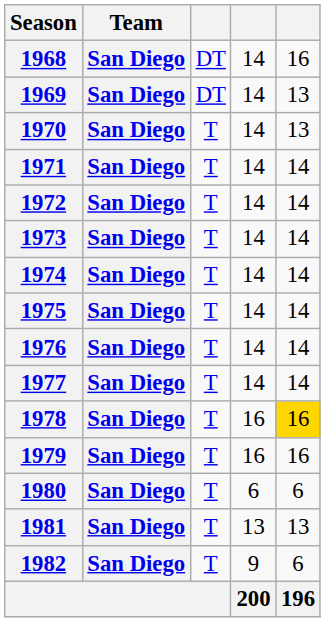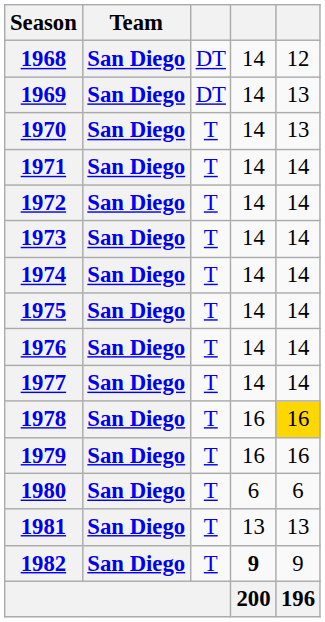(298, 58) 16 -> (298, 58) 12
(253, 563) normal -> (253, 563) bold
(298, 563) 6 -> (298, 563) 9
